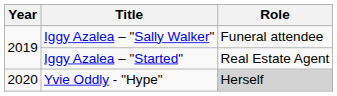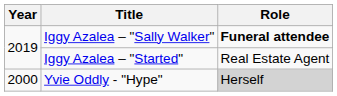(272, 36) normal -> (275, 36) bold
(23, 79) 2020 -> (23, 79) 2000
